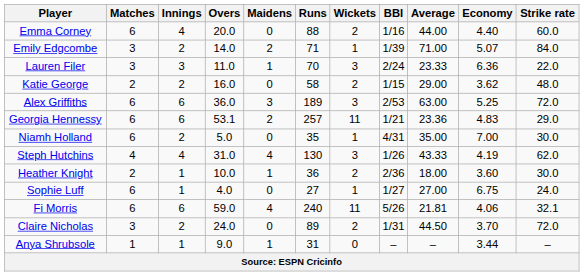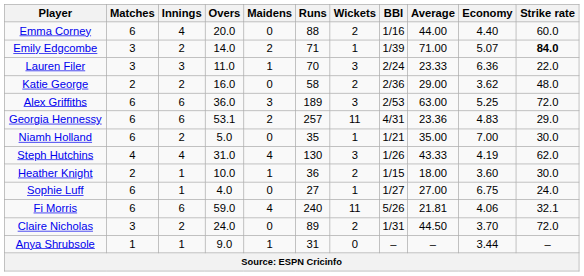(548, 48) normal -> (548, 48) bold
(393, 84) 1/15 -> (393, 84) 2/36
(393, 119) 1/21 -> (393, 119) 4/31
(393, 137) 4/31 -> (393, 137) 1/21
(393, 173) 2/36 -> (393, 173) 1/15
